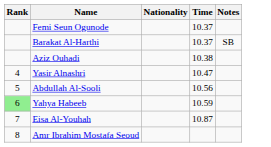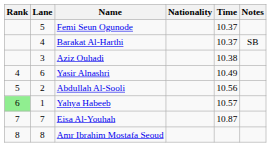+ column: (42, 12)
(202, 73) 10.47 -> (227, 73) 10.49
(202, 104) 10.59 -> (227, 104) 10.57
